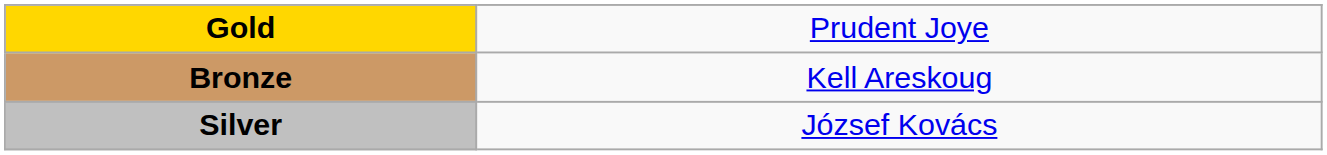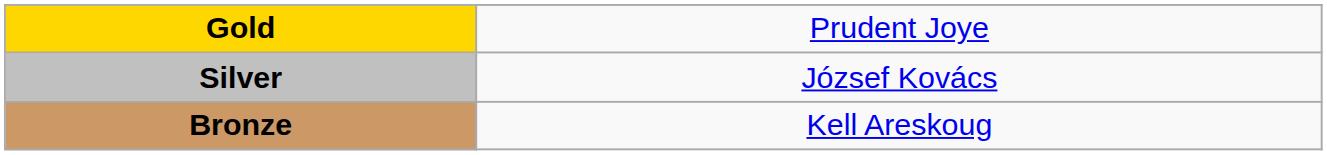rows swapped: (241, 125) <-> (241, 76)
